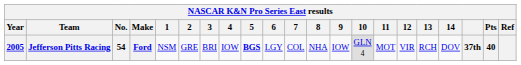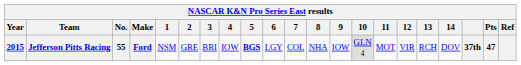(15, 47) 2005 -> (15, 47) 2015
(121, 47) 54 -> (121, 47) 55
(491, 47) 40 -> (491, 47) 47
